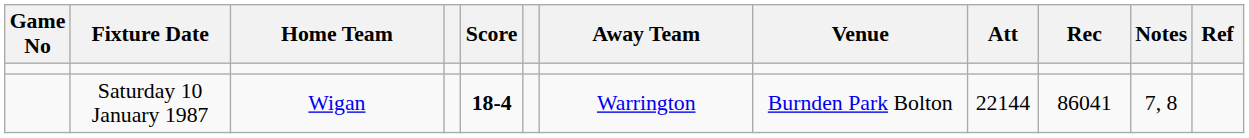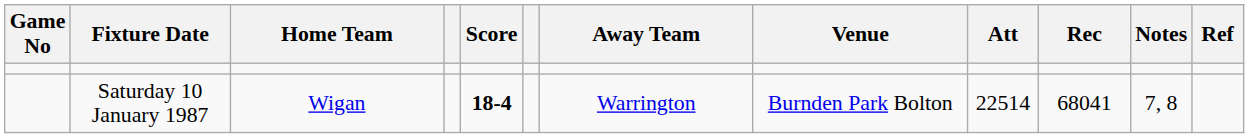(1003, 103) 22144 -> (1003, 103) 22514
(1084, 103) 86041 -> (1084, 103) 68041
